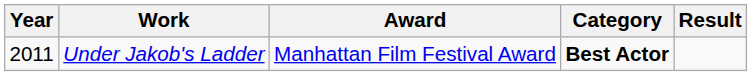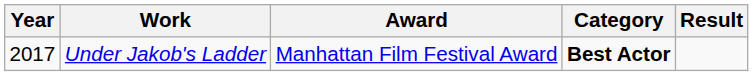(32, 53) 2011 -> (32, 53) 2017
